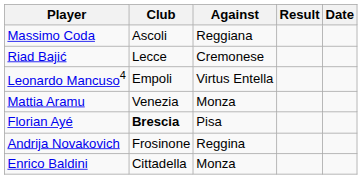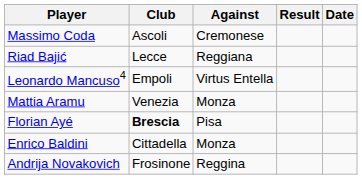(224, 35) Reggiana -> (230, 35) Cremonese
(230, 56) Cremonese -> (224, 56) Reggiana
rows swapped: (64, 143) <-> (48, 164)
